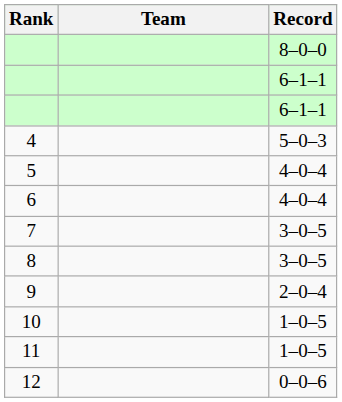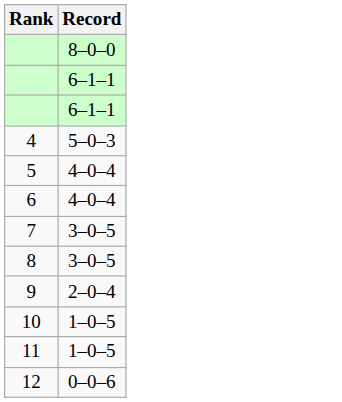- column: (163, 19)
